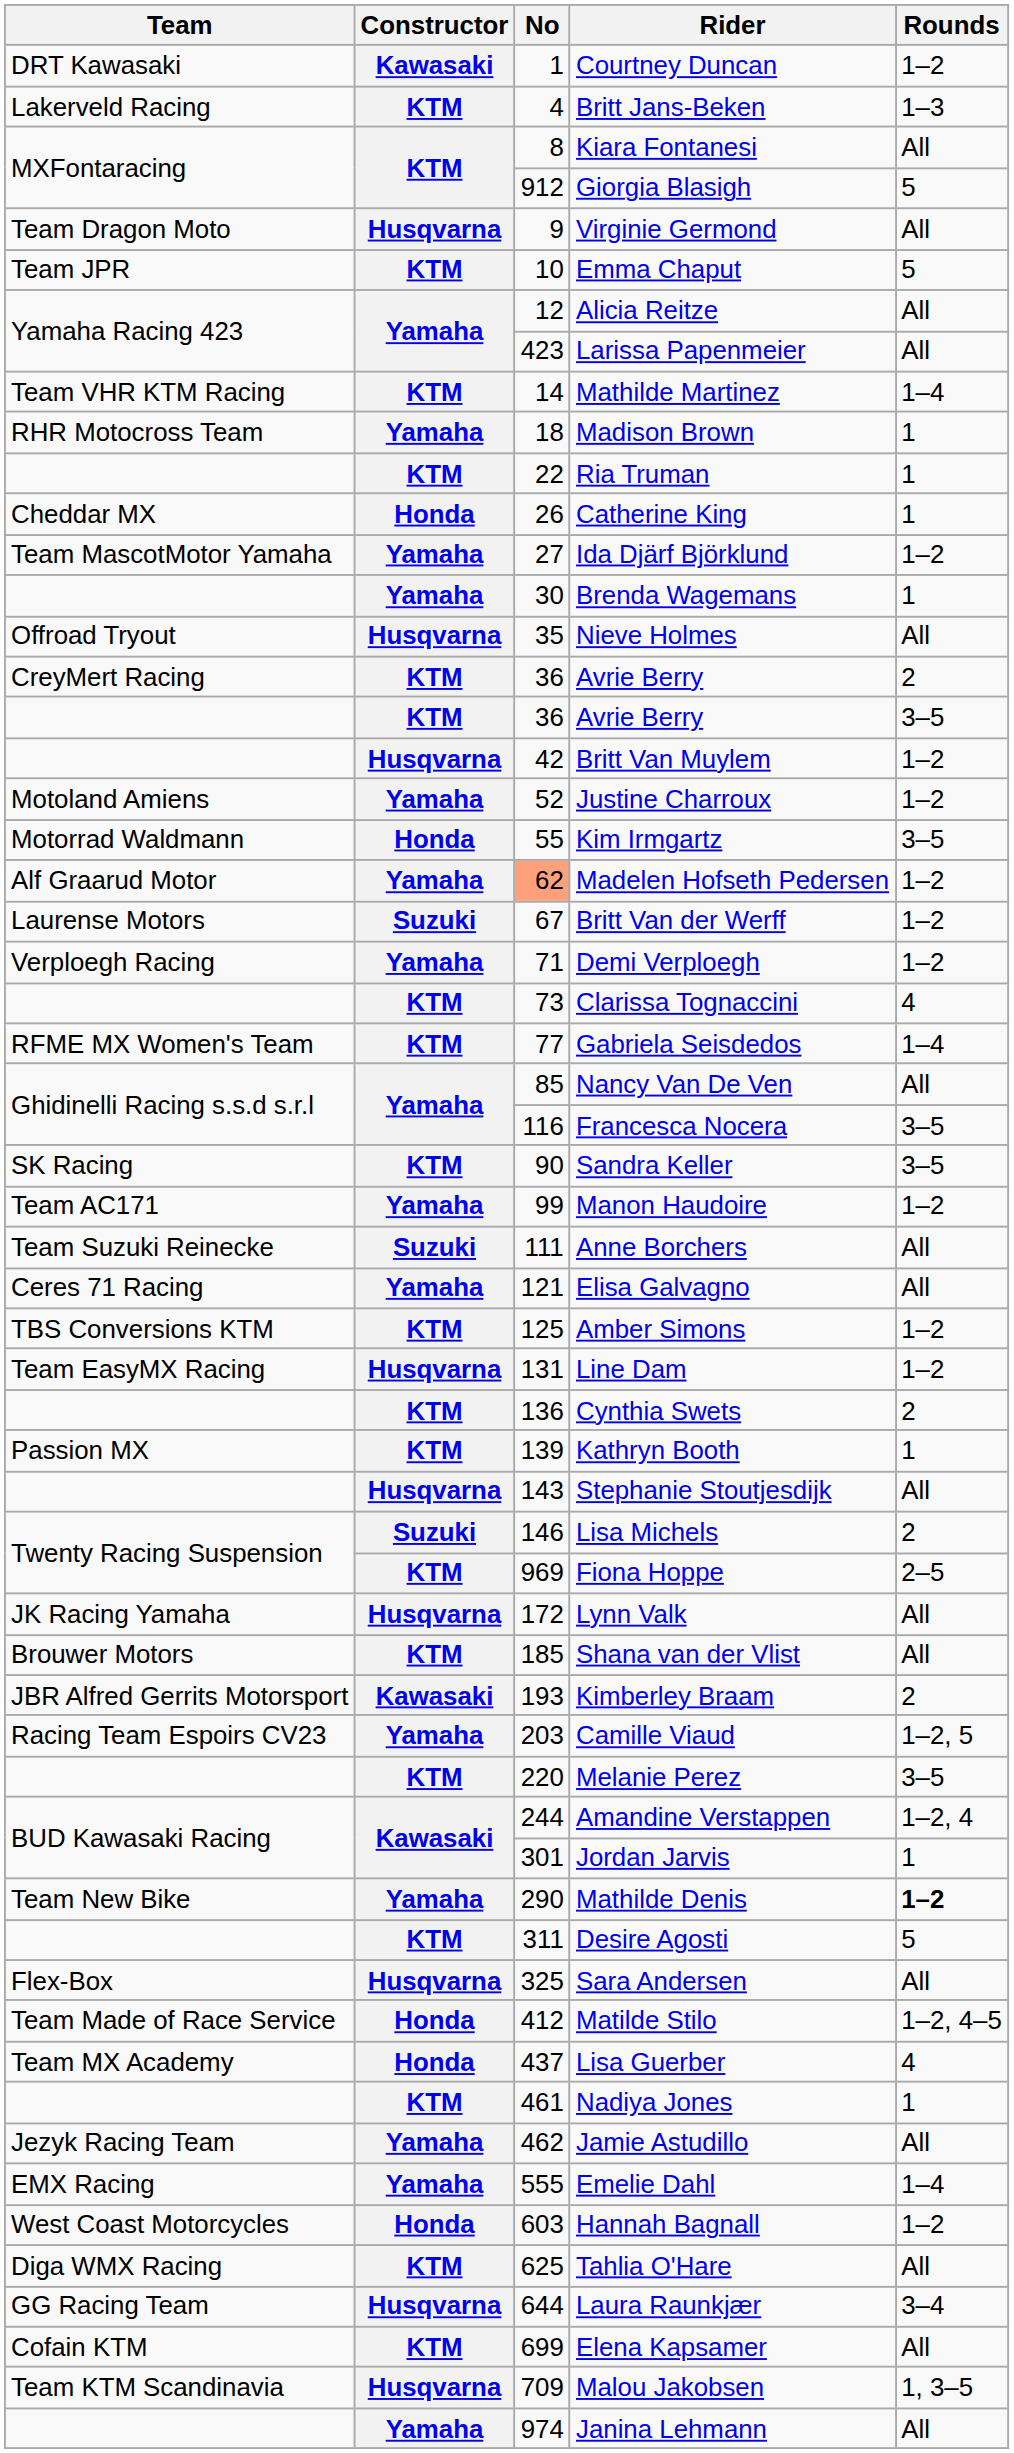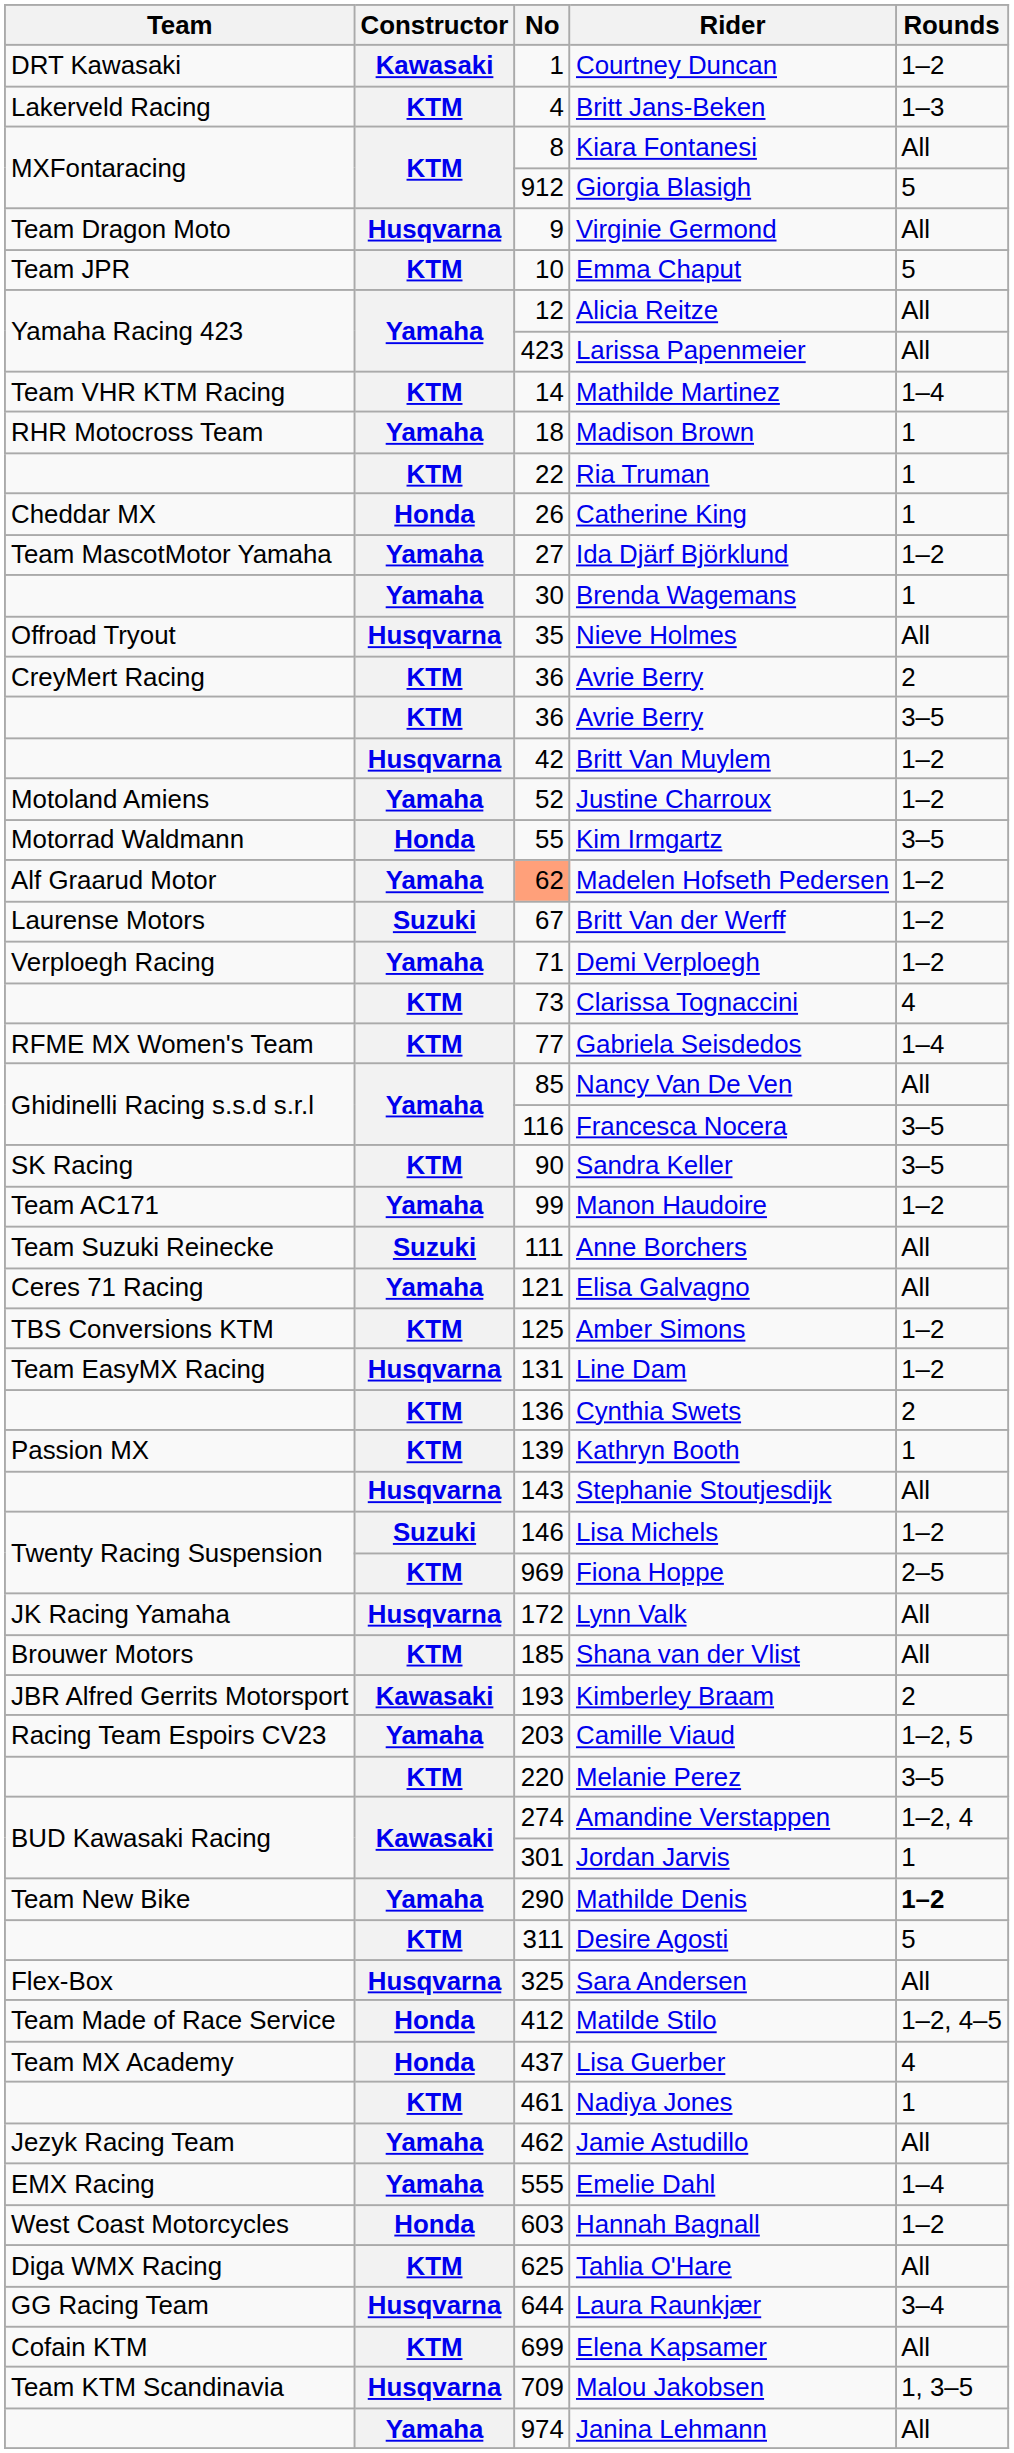(908, 1532) 2 -> (923, 1532) 1–2
(542, 1817) 244 -> (542, 1817) 274
